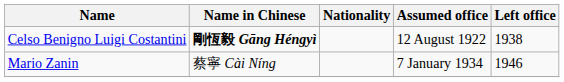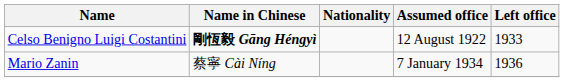(508, 39) 1938 -> (508, 39) 1933
(508, 64) 1946 -> (508, 64) 1936
